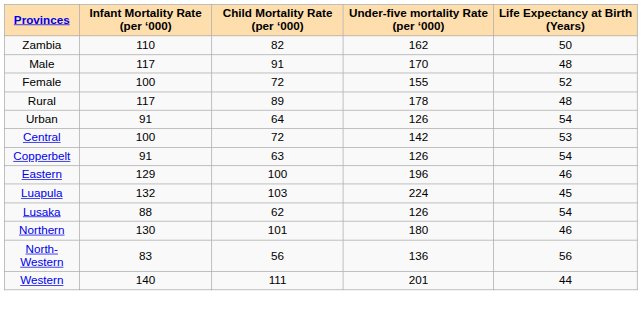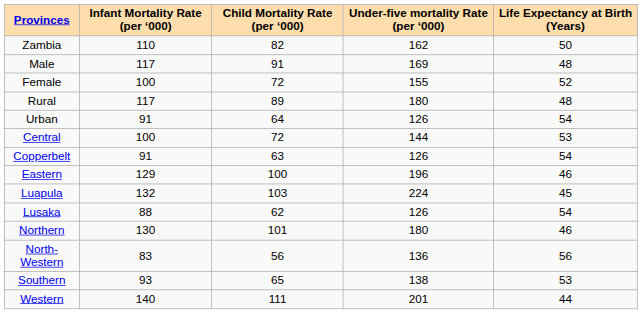(418, 63) 170 -> (418, 63) 169
(418, 100) 178 -> (418, 100) 180
(418, 138) 142 -> (418, 138) 144
+ row: (42, 280)
